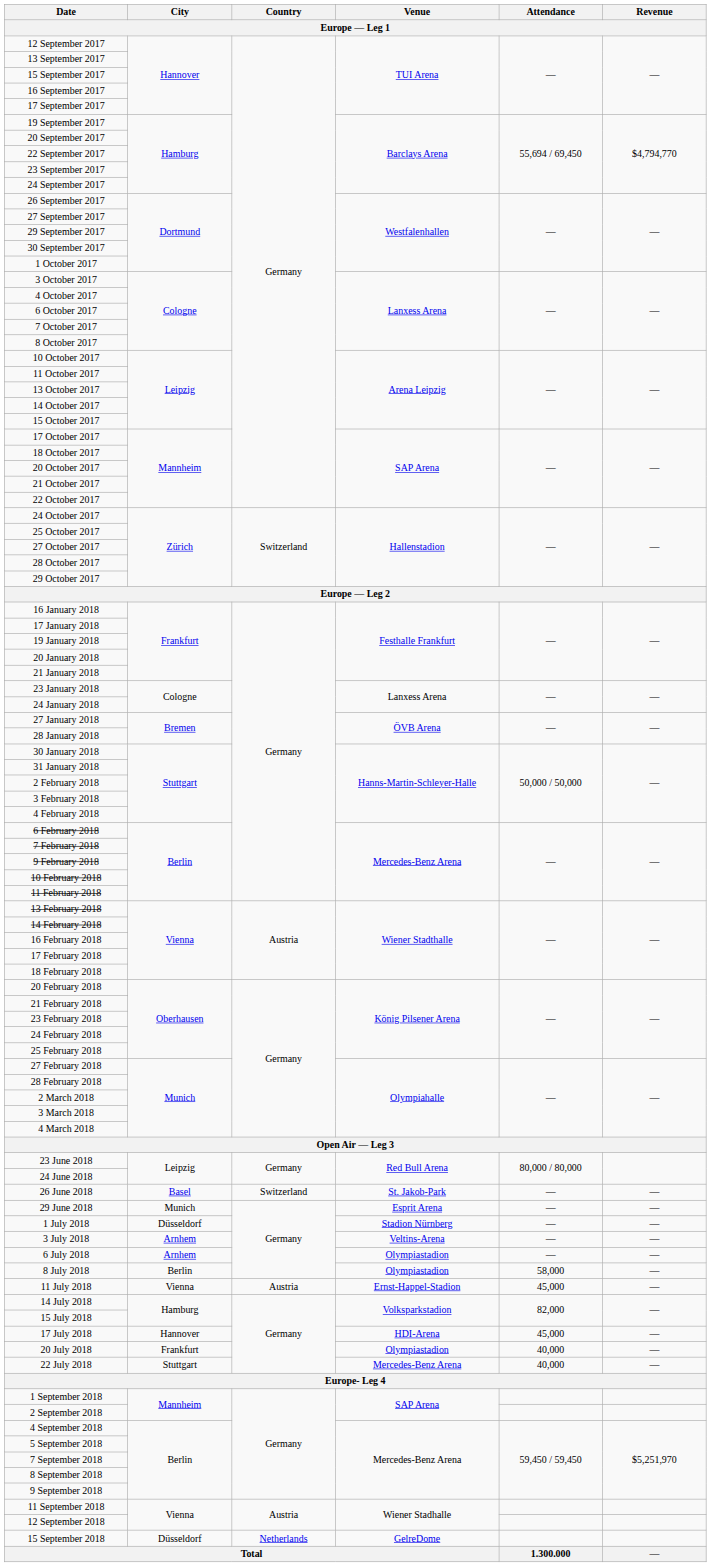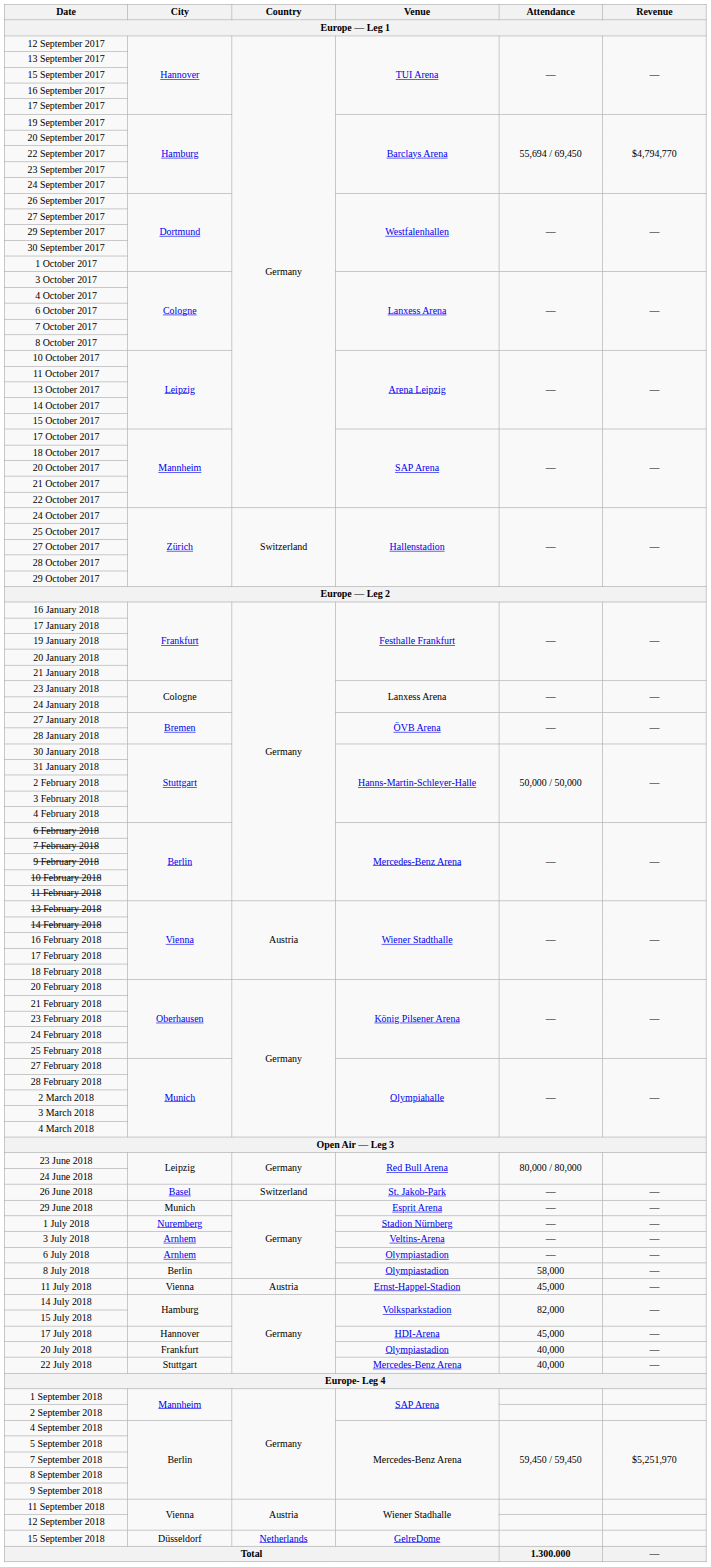(180, 1223) Düsseldorf -> (180, 1223) Nuremberg
